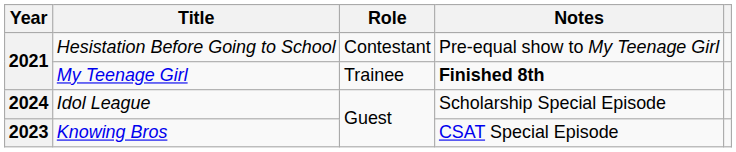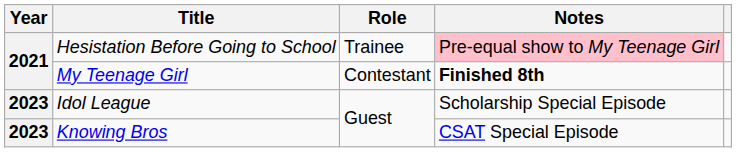(387, 47) Contestant -> (374, 47) Trainee
(579, 47) no background -> (579, 47) pink background
(374, 75) Trainee -> (387, 75) Contestant
(29, 103) 2024 -> (29, 103) 2023
